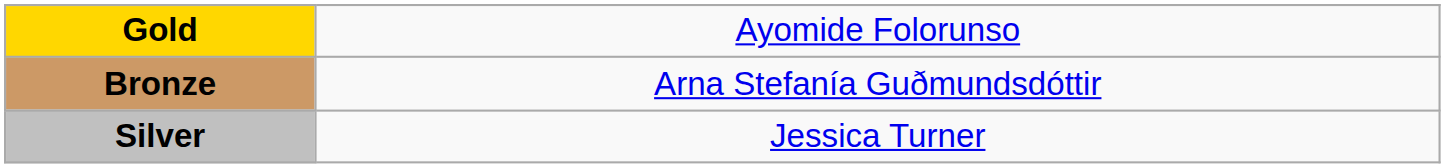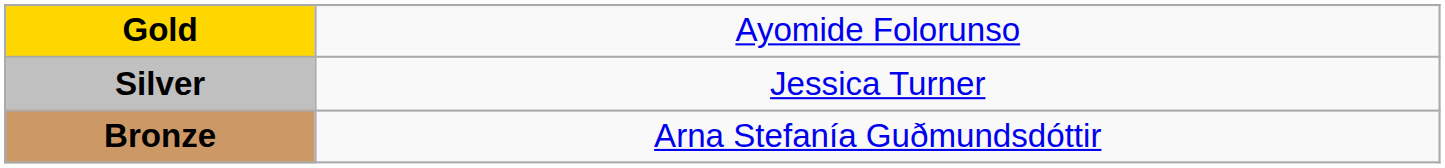rows swapped: (160, 135) <-> (160, 83)
